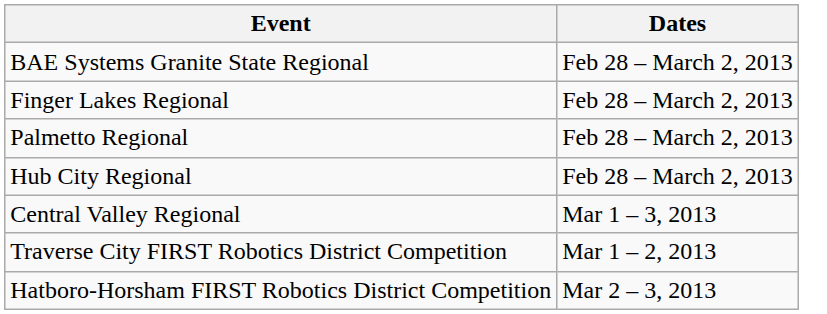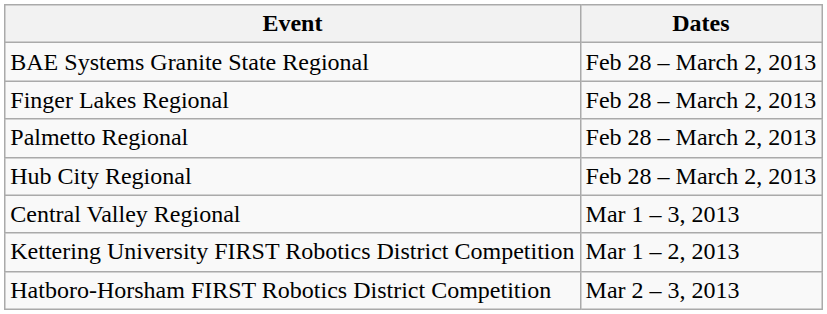+ row: (292, 251)
- row: (259, 251)
